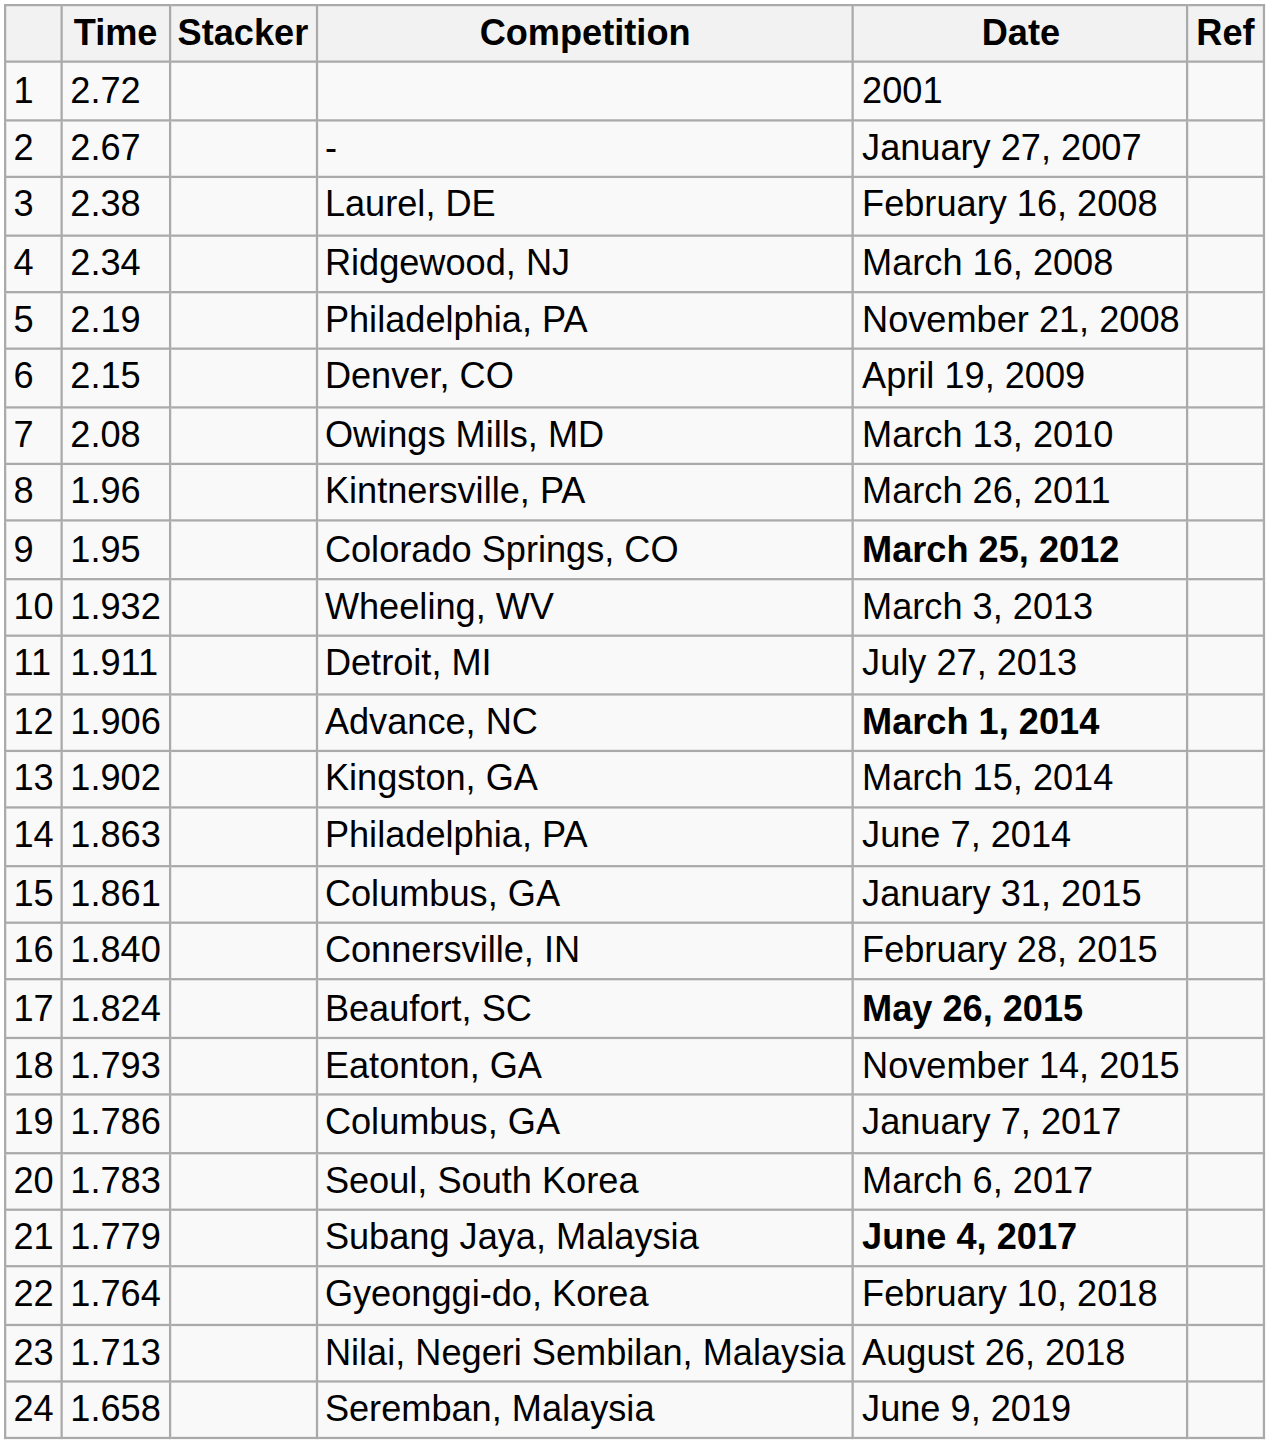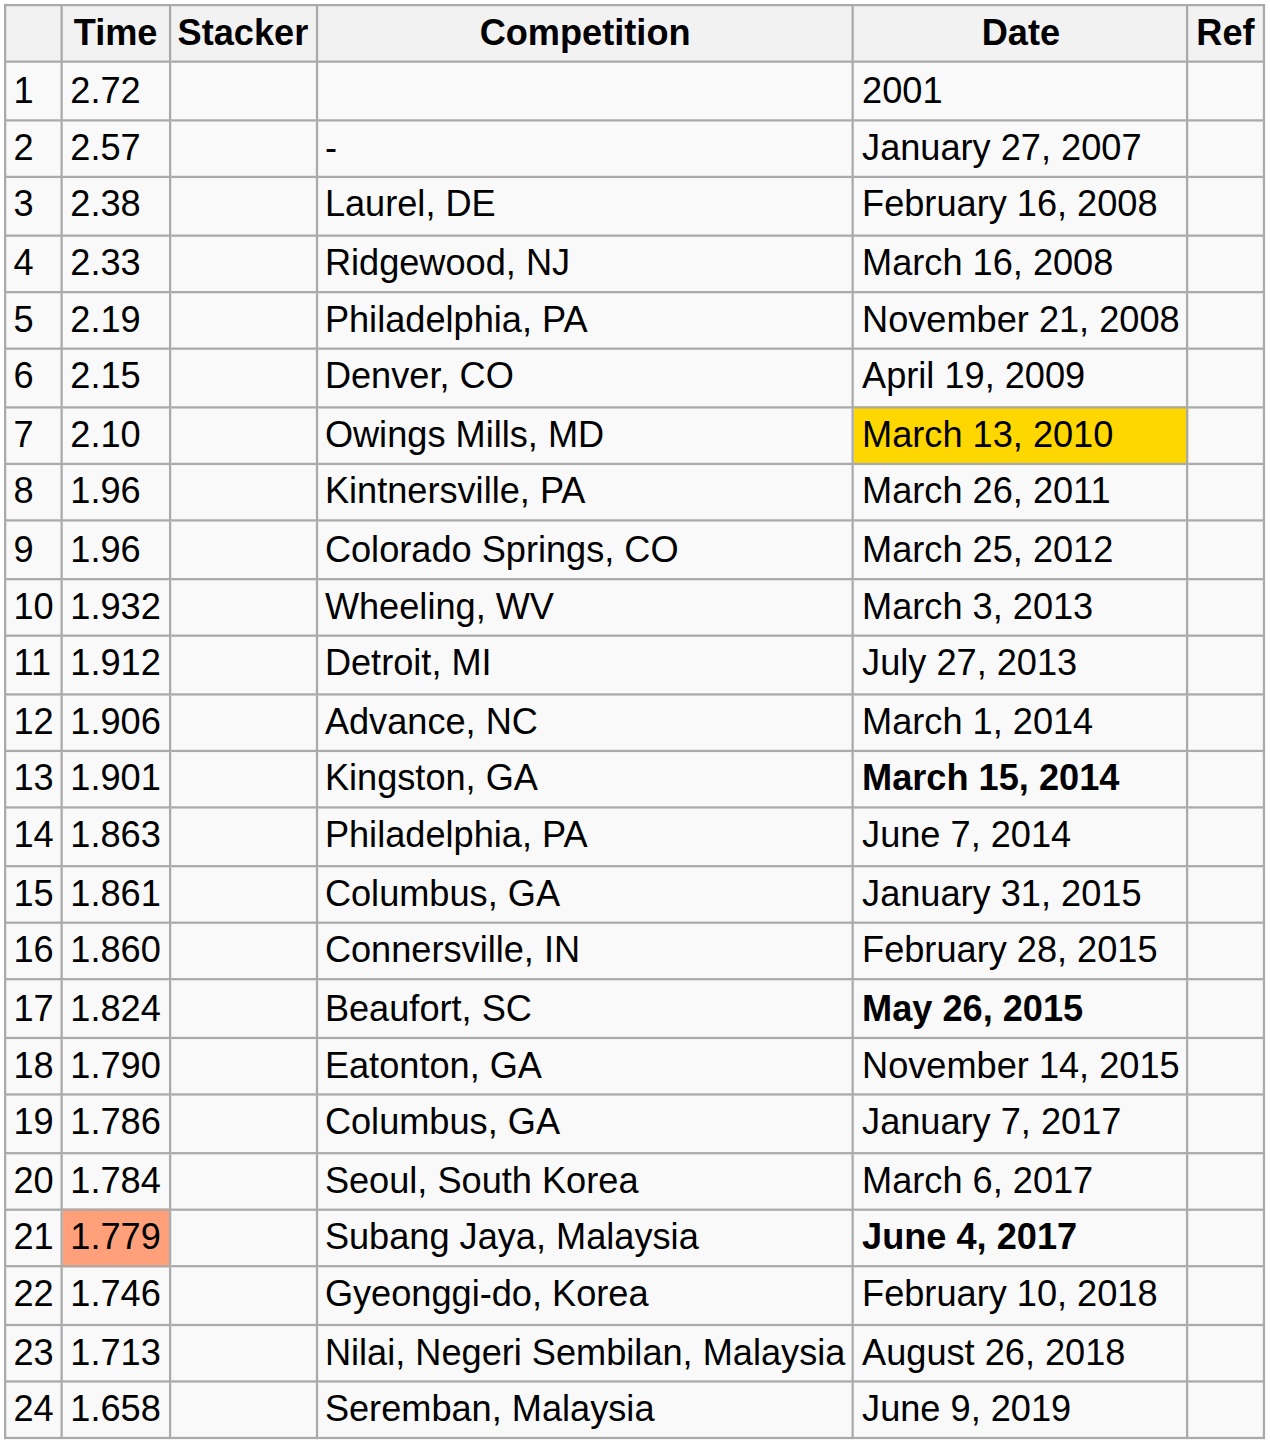(106, 147) 2.67 -> (106, 147) 2.57
(106, 262) 2.34 -> (106, 262) 2.33
(106, 434) 2.08 -> (106, 434) 2.10
(988, 434) no background -> (988, 434) gold background
(106, 549) 1.95 -> (106, 549) 1.96
(991, 549) bold -> (988, 549) normal
(114, 663) 1.911 -> (116, 663) 1.912
(981, 721) bold -> (978, 721) normal
(116, 778) 1.902 -> (116, 778) 1.901
(988, 778) normal -> (991, 778) bold
(116, 950) 1.840 -> (116, 950) 1.860
(116, 1065) 1.793 -> (116, 1065) 1.790
(116, 1180) 1.783 -> (116, 1180) 1.784
(116, 1237) no background -> (116, 1237) lightsalmon background
(116, 1294) 1.764 -> (116, 1294) 1.746
